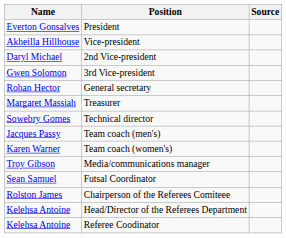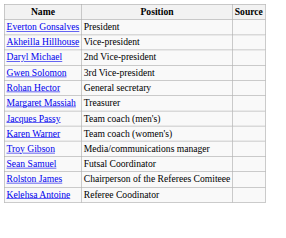- row: (118, 118)
- row: (165, 210)
